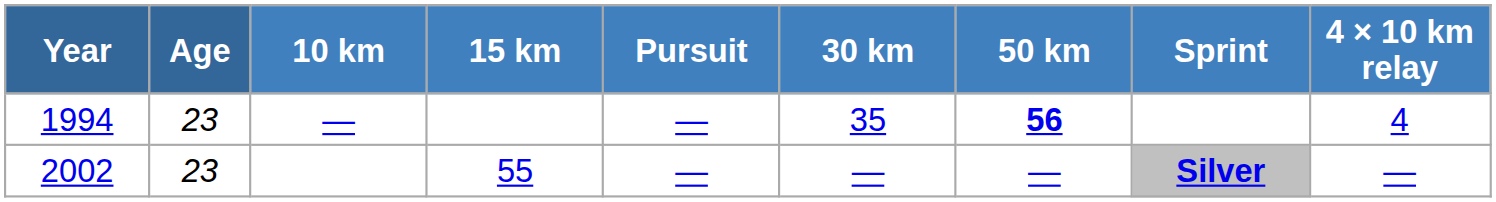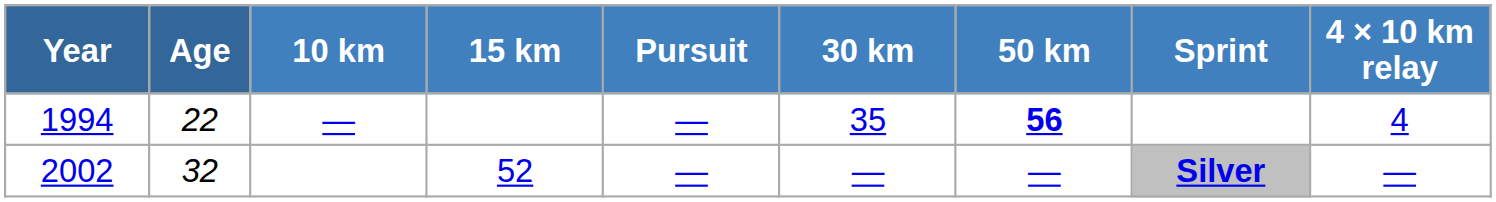(200, 119) 23 -> (200, 119) 22
(200, 171) 23 -> (200, 171) 32
(515, 171) 55 -> (515, 171) 52
